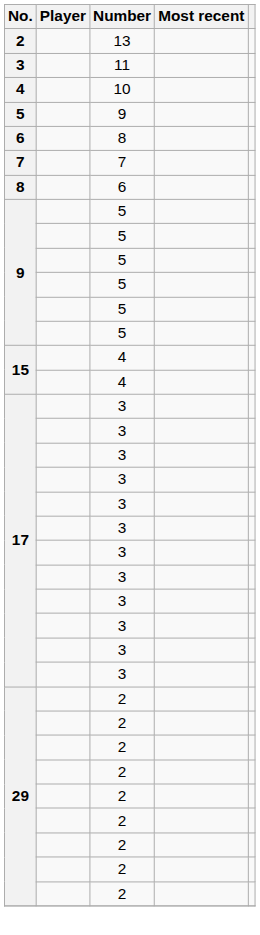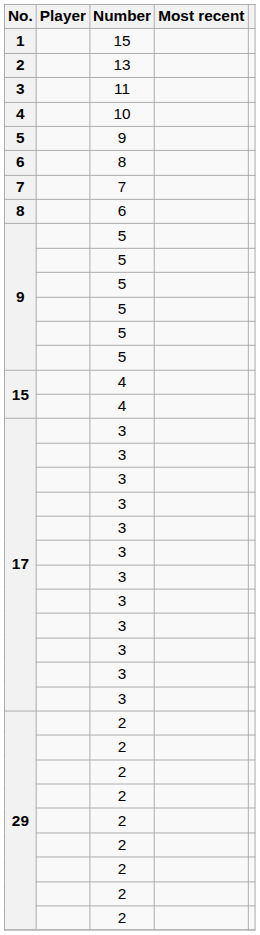+ row: (20, 41)
